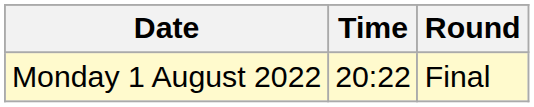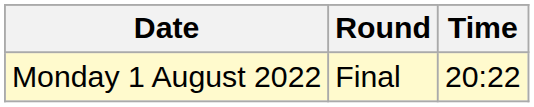columns swapped: (373, 28) <-> (473, 28)
